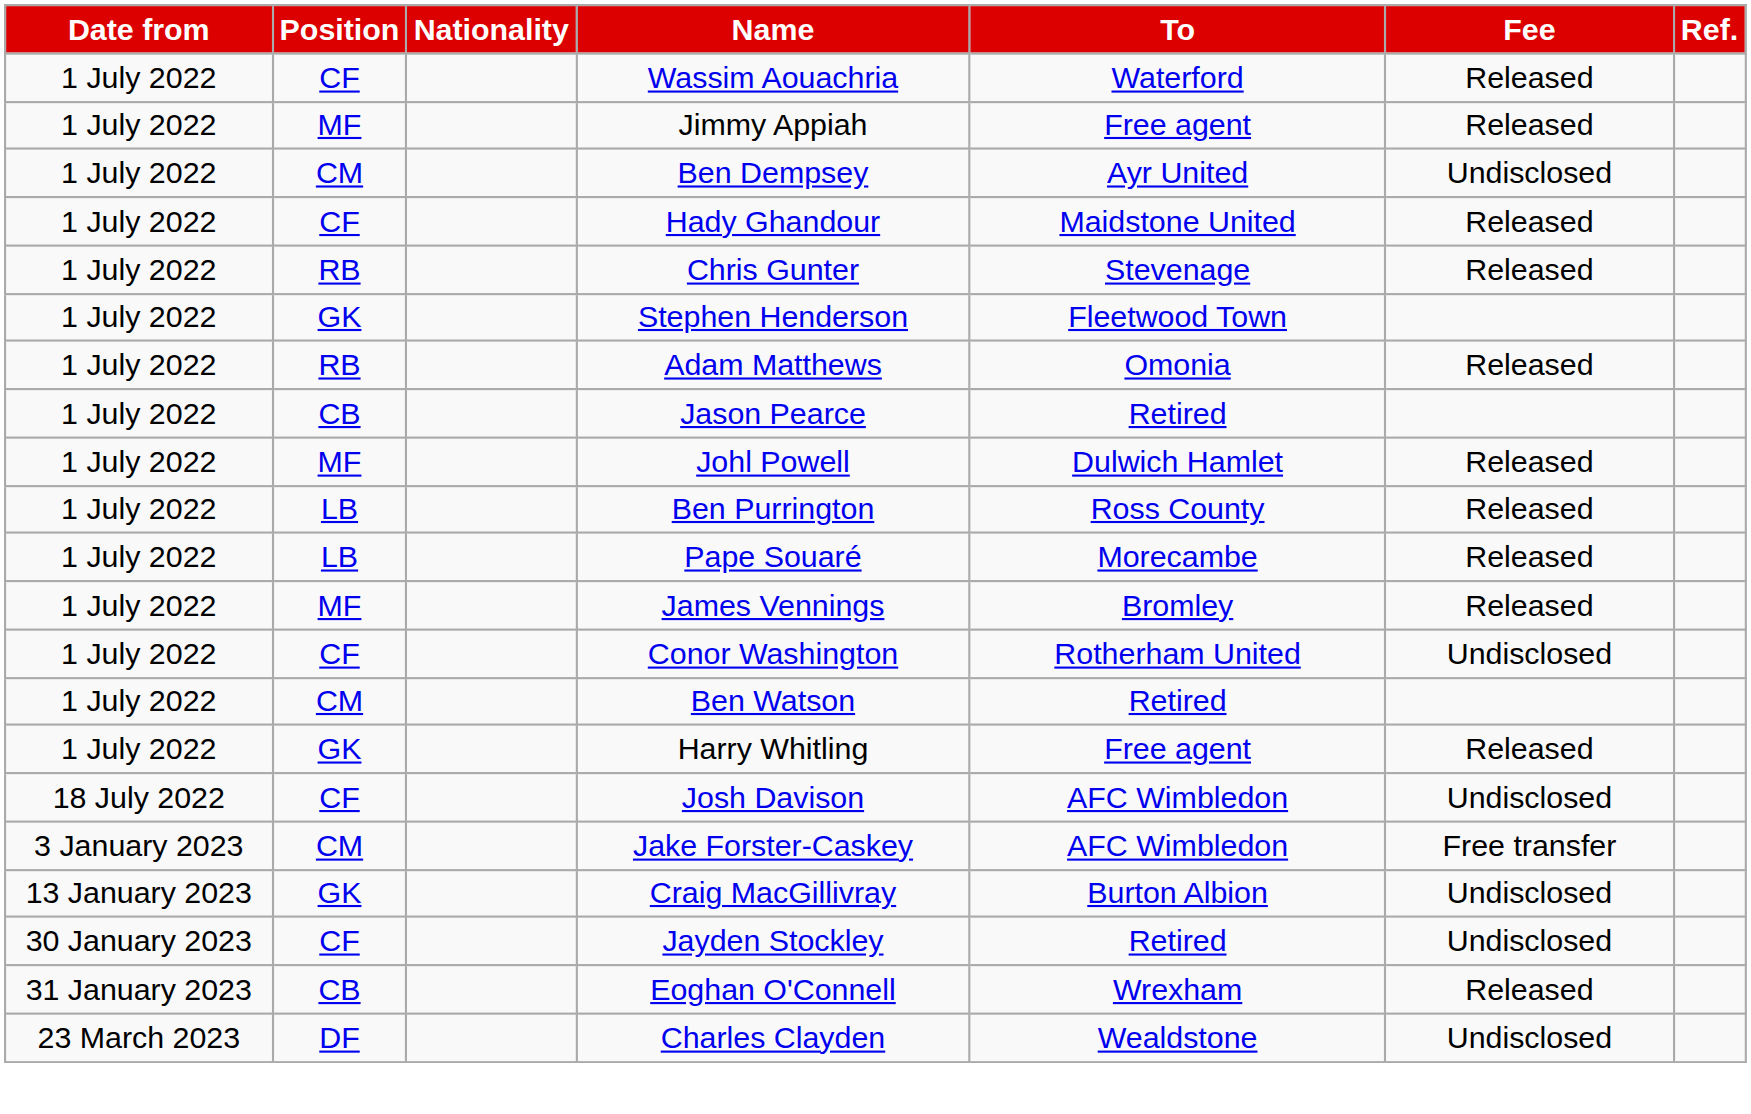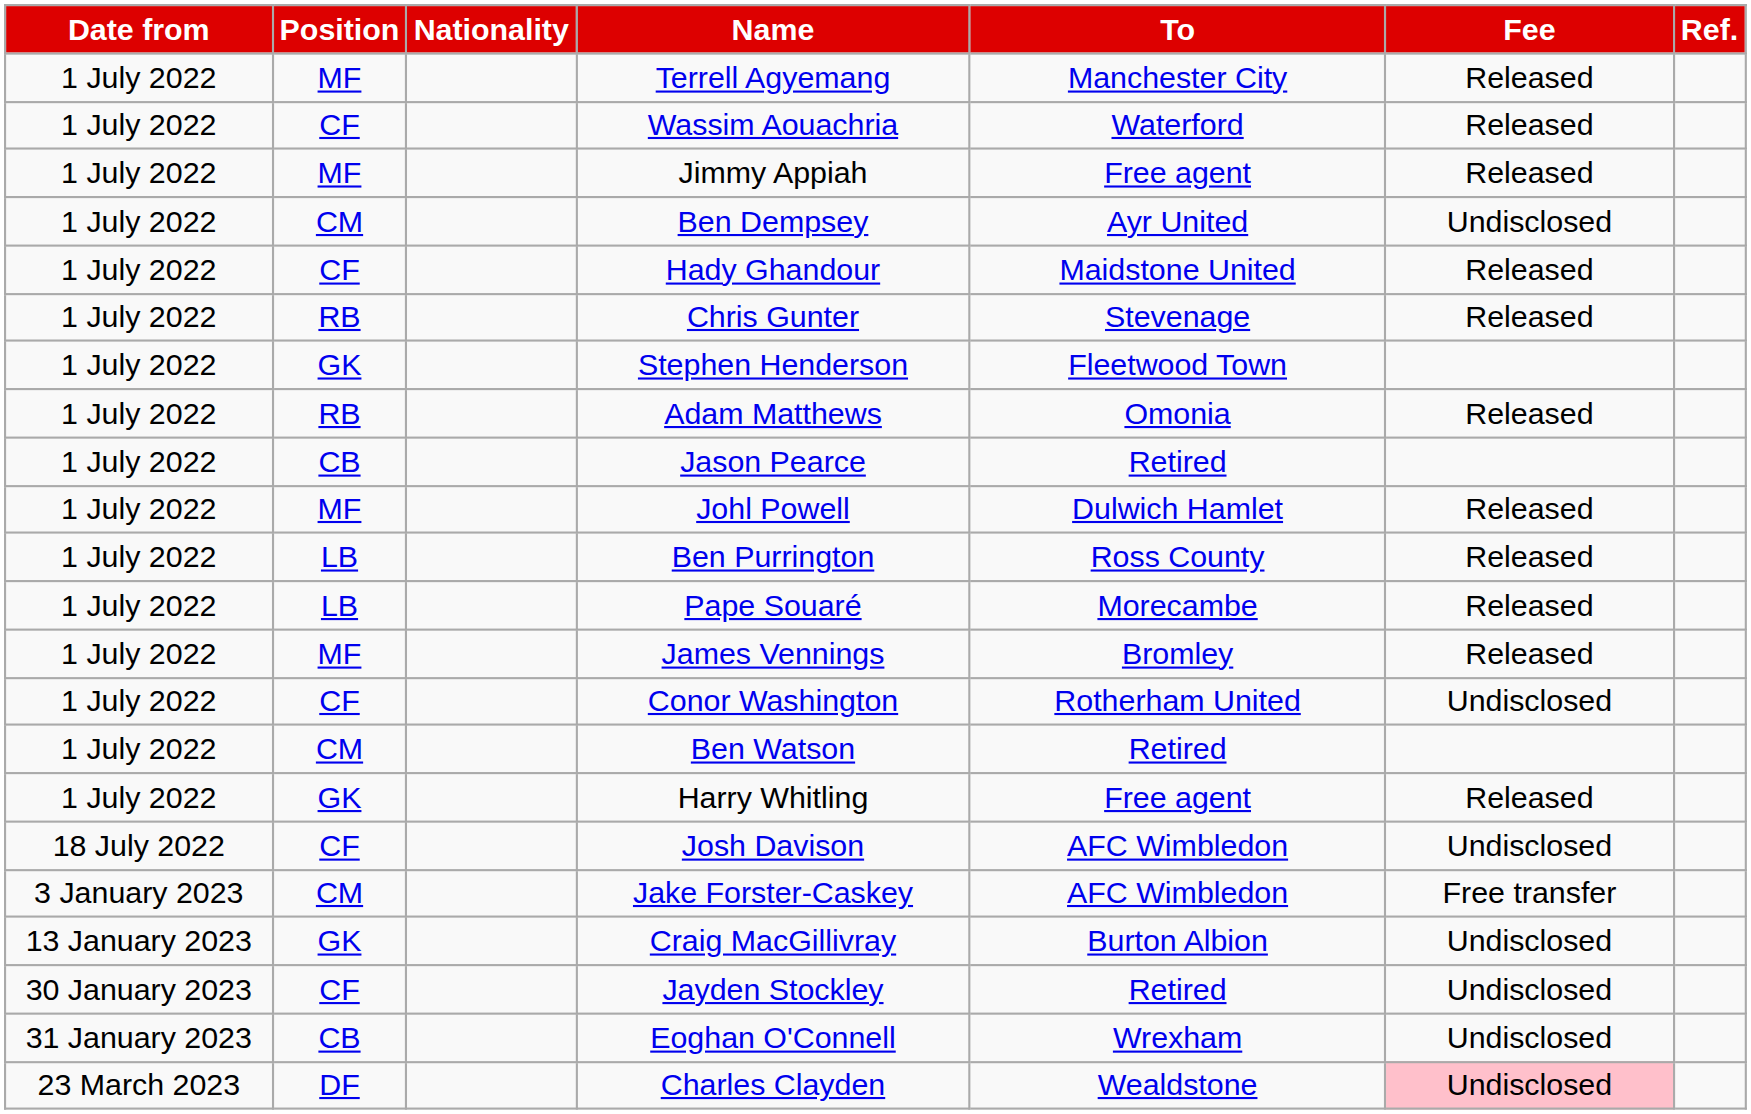+ row: (773, 77)
(1529, 989) Released -> (1529, 1037) Undisclosed
(1529, 1037) no background -> (1529, 1086) pink background
